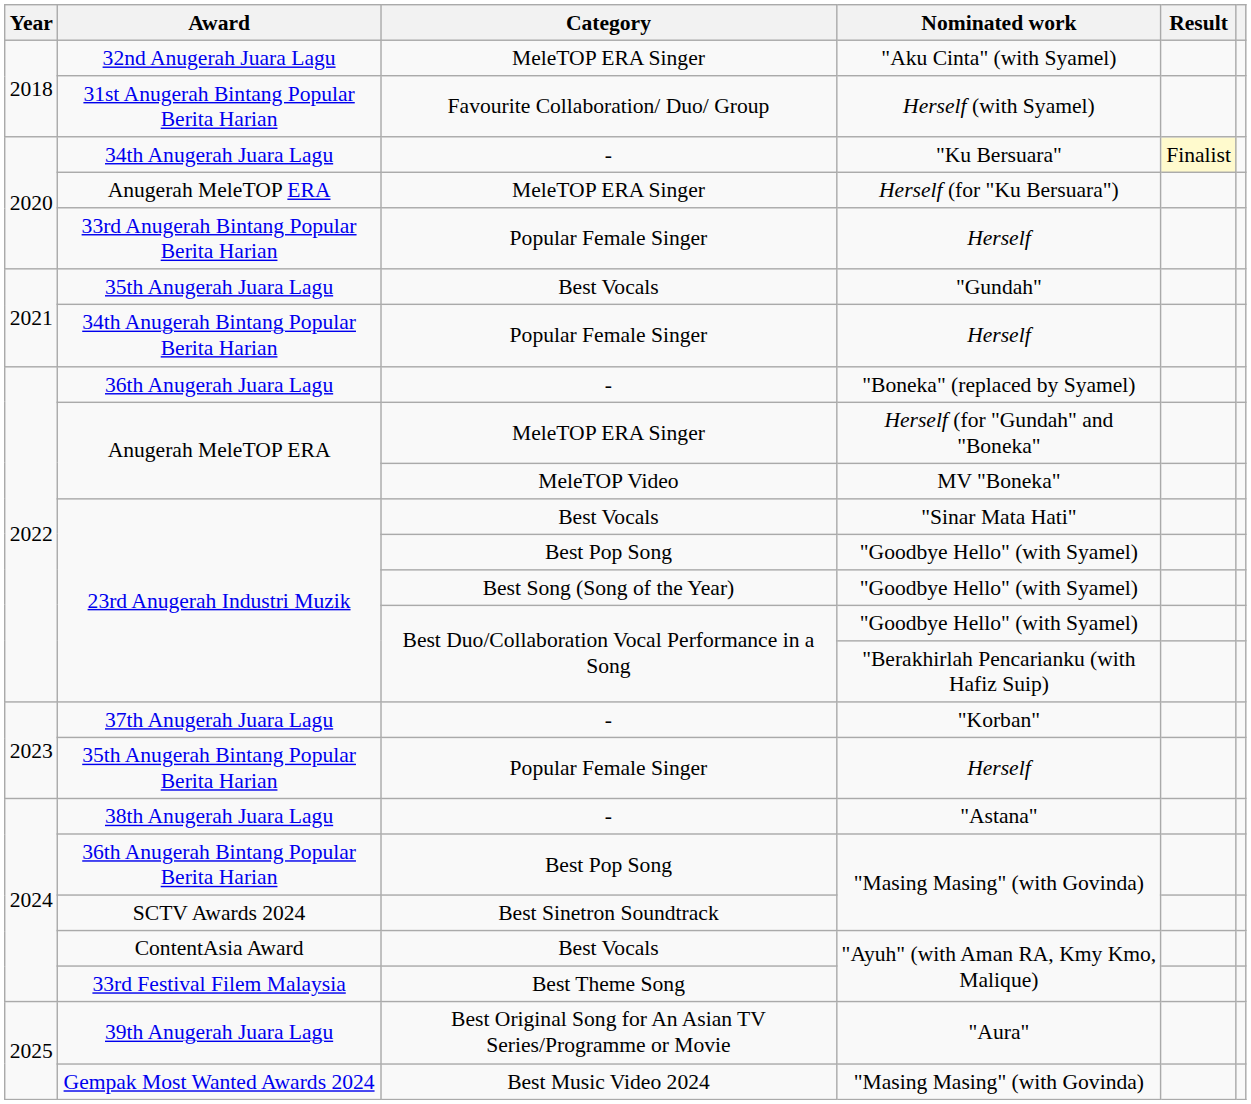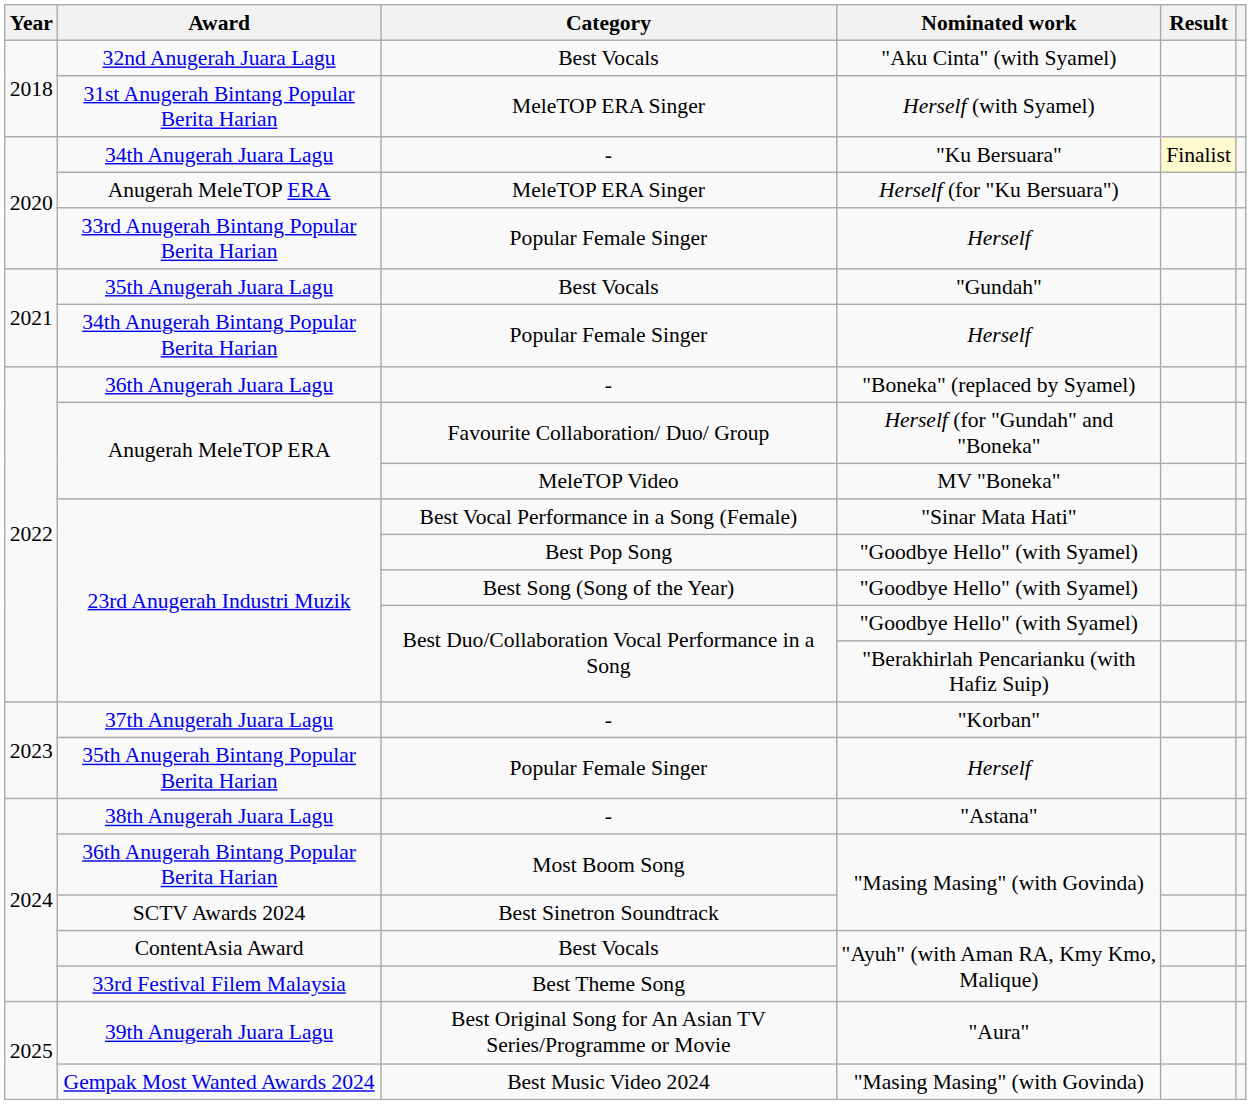(608, 58) MeleTOP ERA Singer -> (608, 58) Best Vocals
(608, 106) Favourite Collaboration/ Duo/ Group -> (608, 106) MeleTOP ERA Singer
(608, 432) MeleTOP ERA Singer -> (608, 432) Favourite Collaboration/ Duo/ Group
(608, 516) Best Vocals -> (608, 516) Best Vocal Performance in a Song (Female)
(608, 864) Best Pop Song -> (608, 864) Most Boom Song
